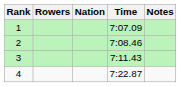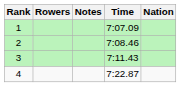columns swapped: (90, 12) <-> (160, 12)
